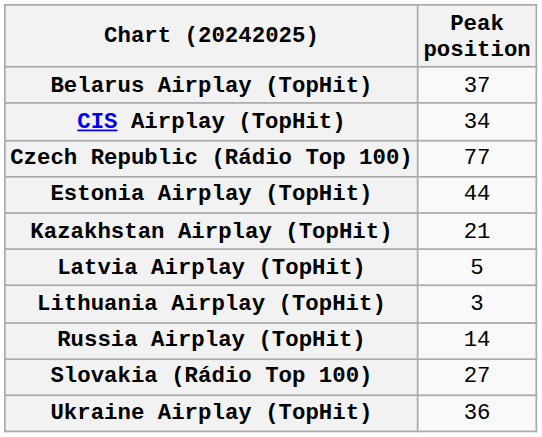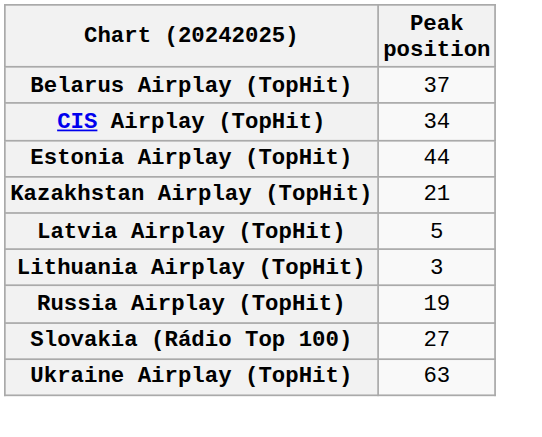- row: (211, 158)
(477, 340) 14 -> (437, 304) 19
(477, 413) 36 -> (437, 377) 63
